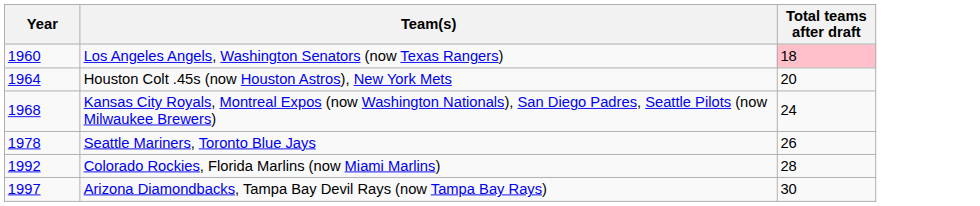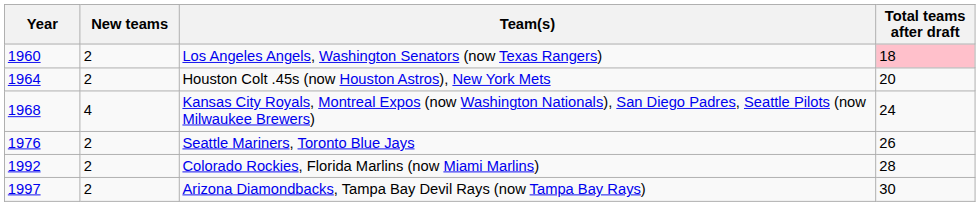+ column: (130, 24)
(24, 142) 1978 -> (24, 142) 1976
